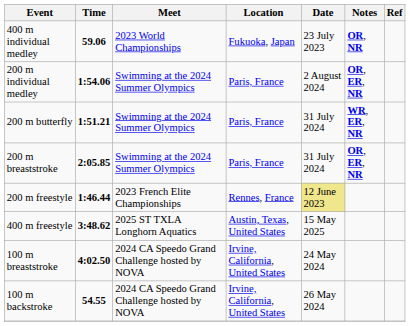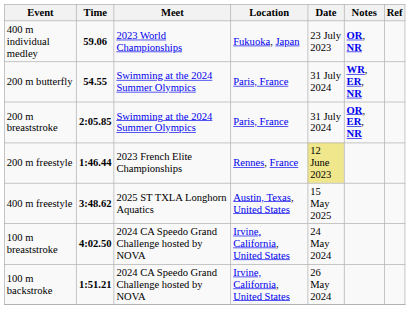- row: (28, 82)
(94, 122) 1:51.21 -> (95, 82) 54.55
(94, 301) 54.55 -> (95, 284) 1:51.21
